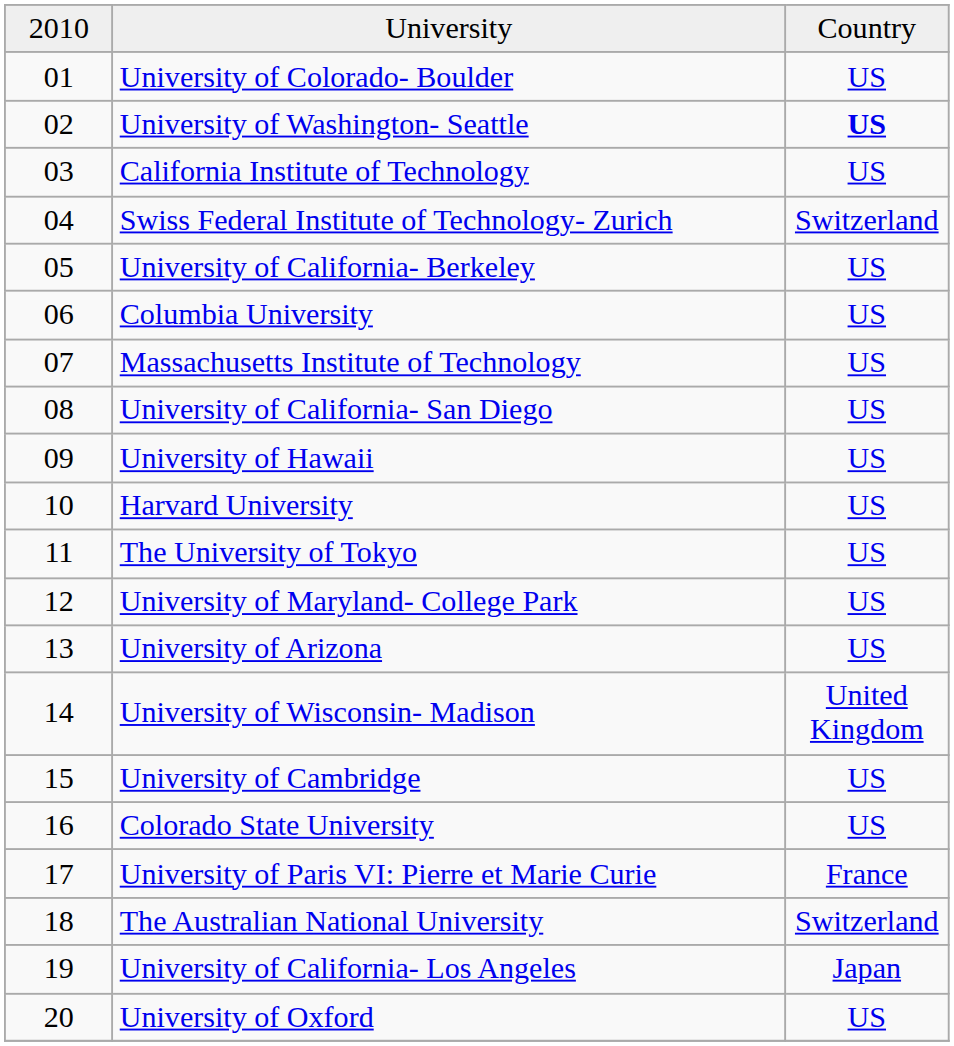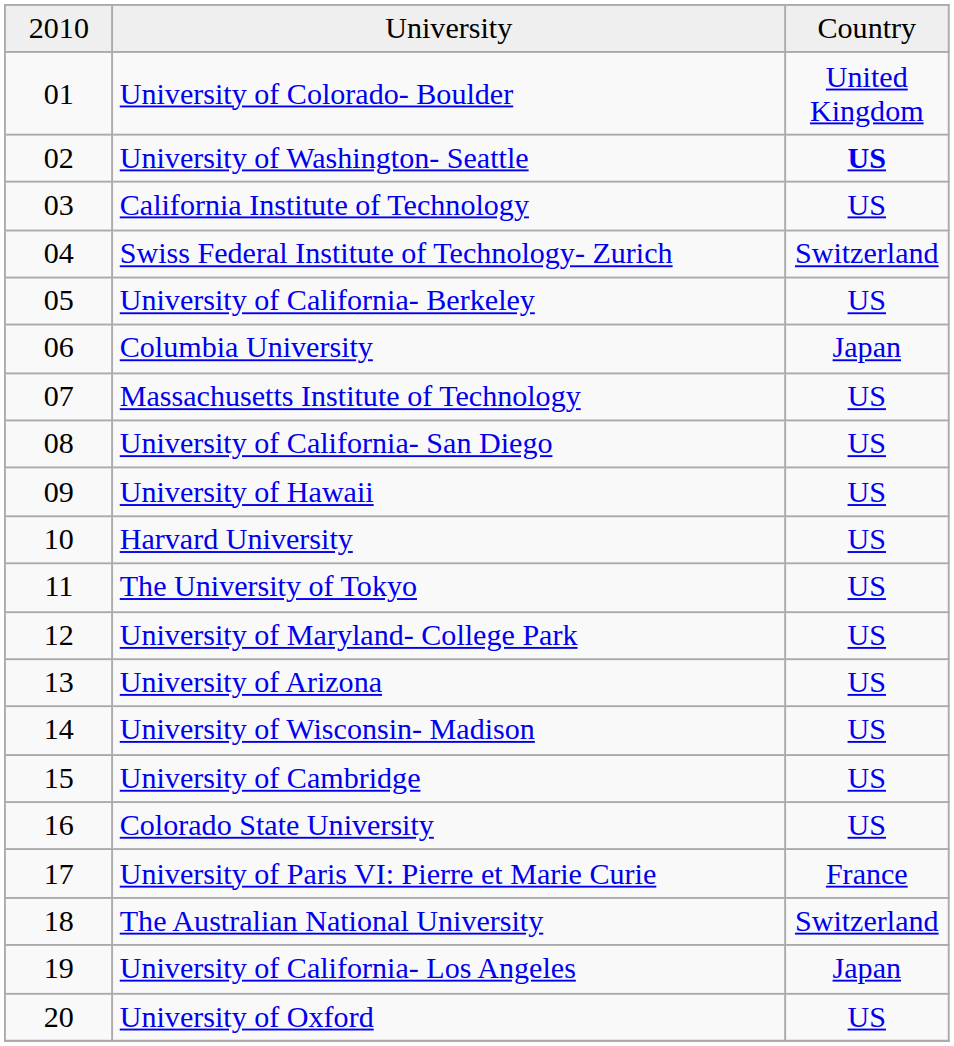(867, 76) US -> (867, 92) United Kingdom
(867, 314) US -> (867, 348) Japan
(867, 713) United Kingdom -> (867, 730) US
